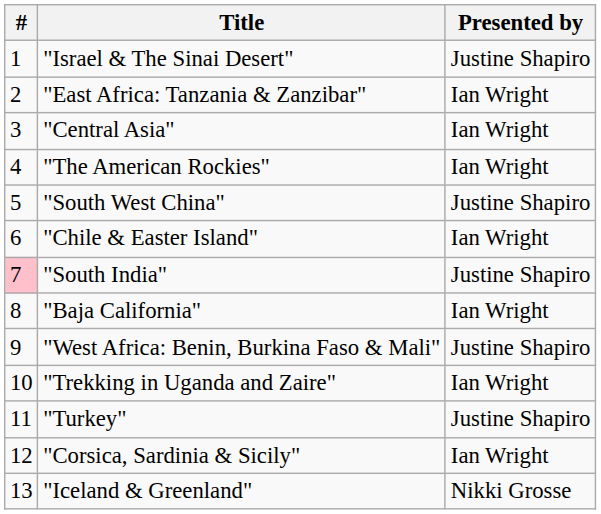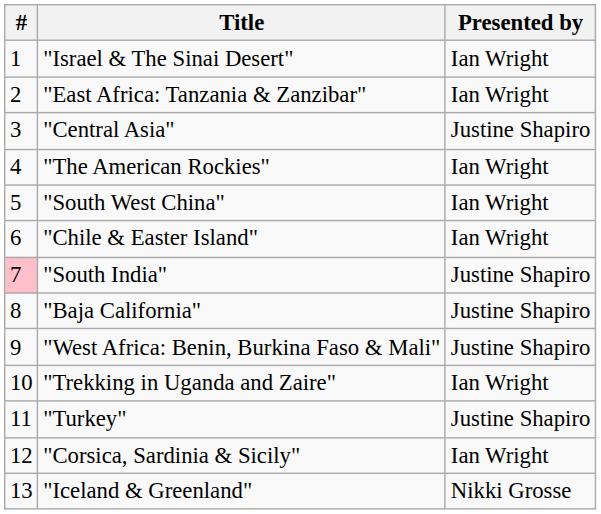(521, 58) Justine Shapiro -> (500, 58) Ian Wright
(500, 130) Ian Wright -> (521, 130) Justine Shapiro
(521, 202) Justine Shapiro -> (500, 202) Ian Wright
(500, 310) Ian Wright -> (521, 310) Justine Shapiro
